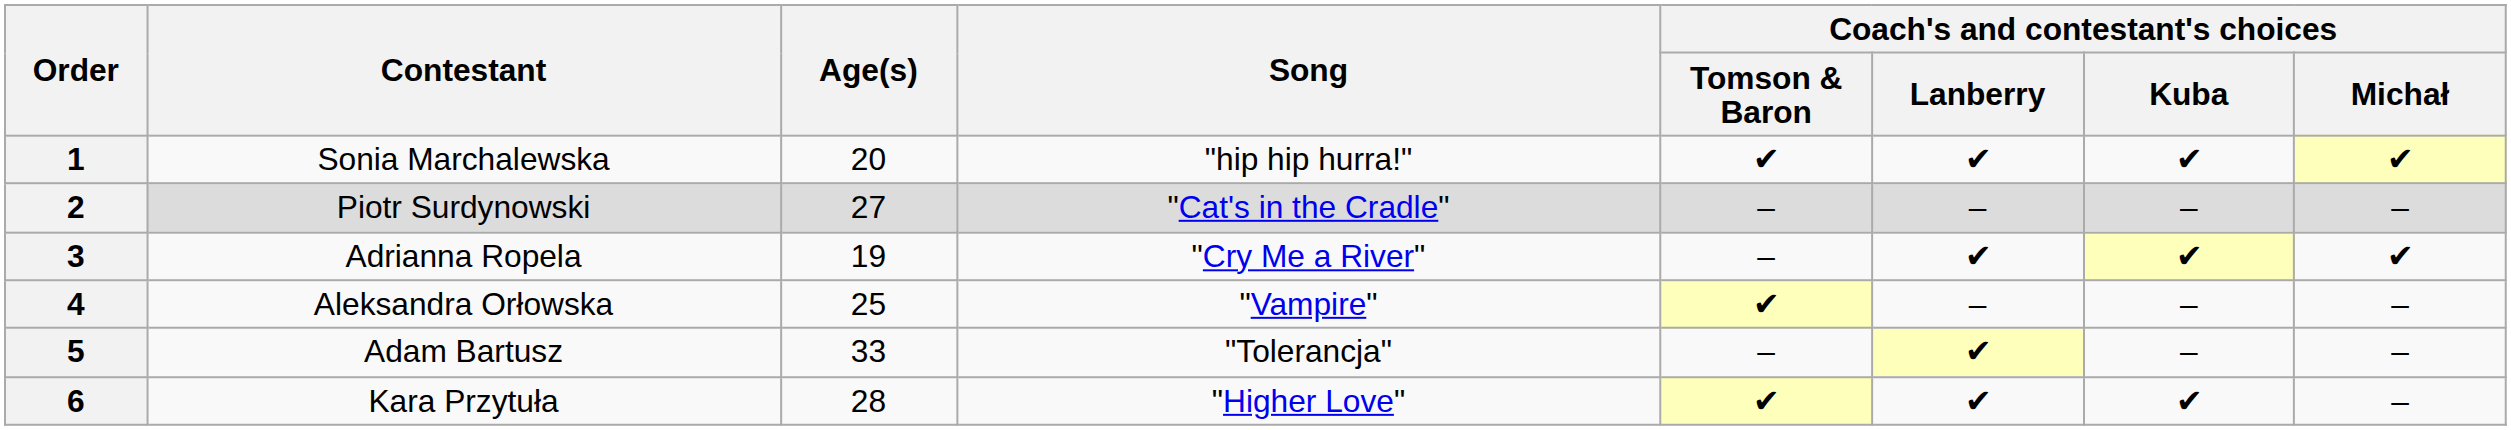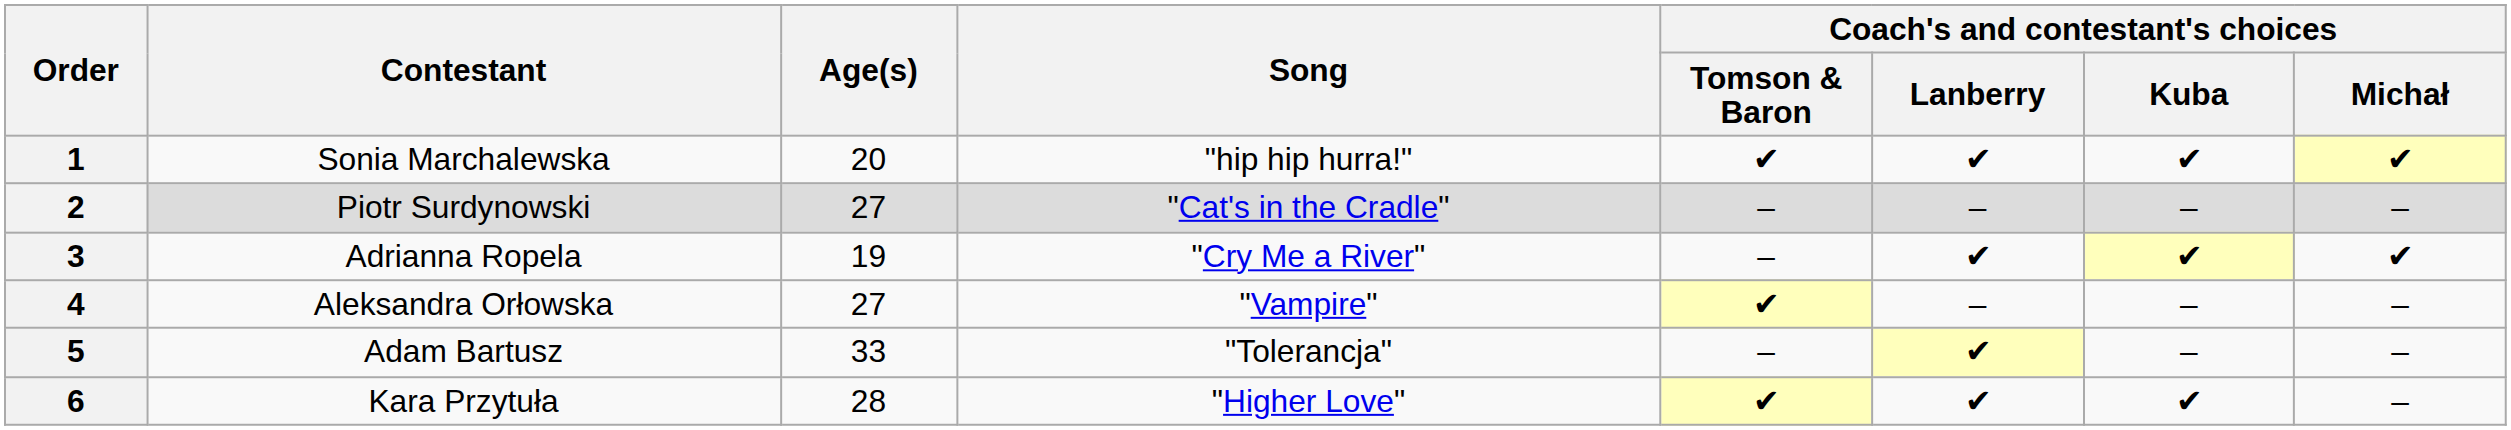(868, 304) 25 -> (868, 304) 27
